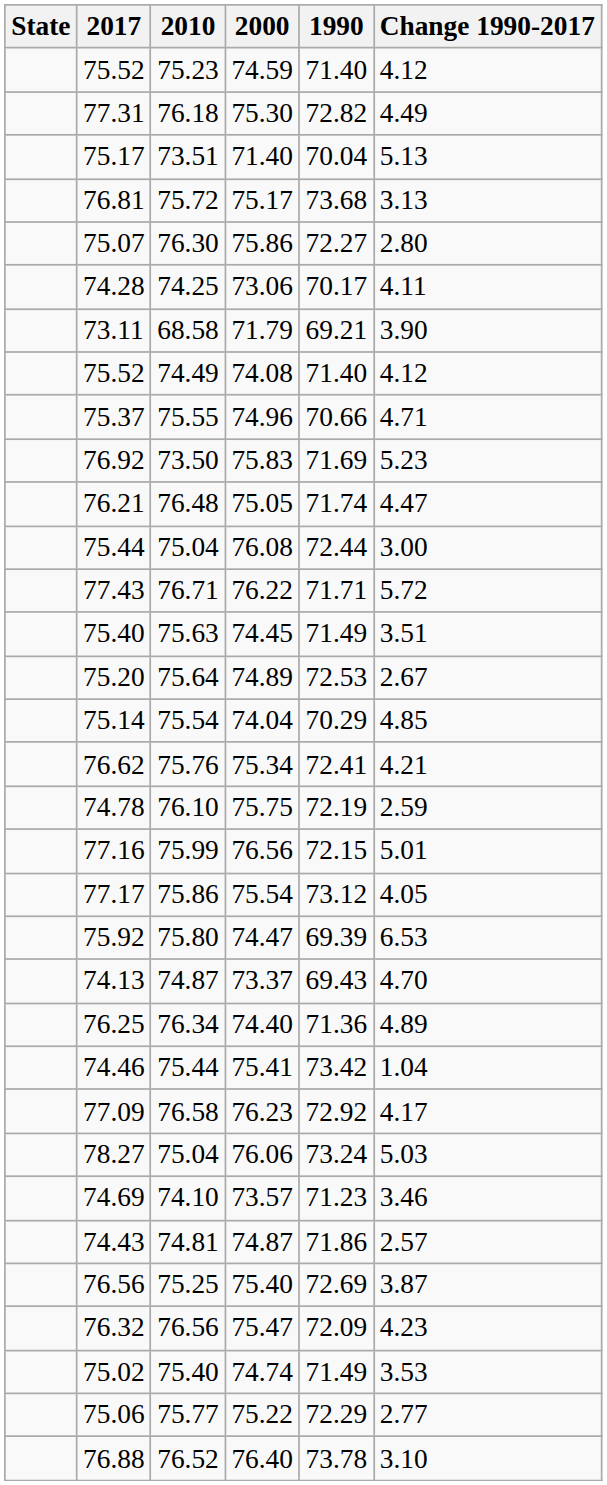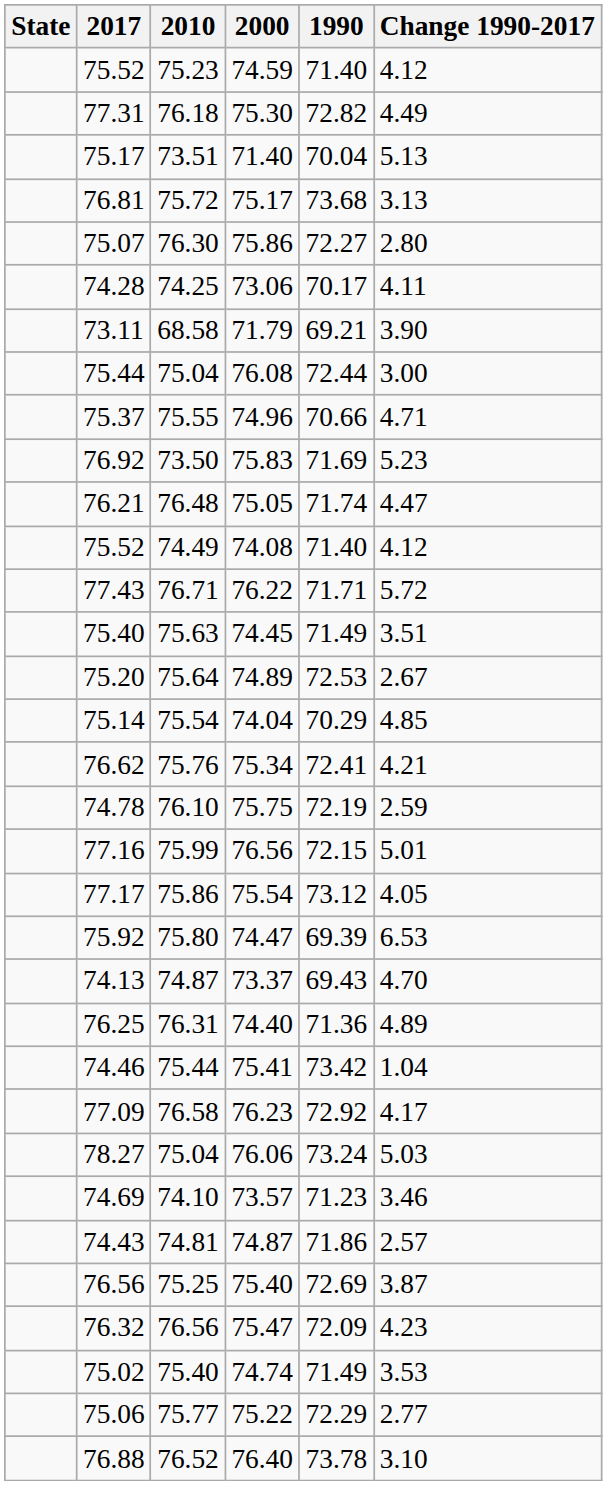rows swapped: (262, 373) <-> (262, 546)
(188, 1024) 76.34 -> (188, 1024) 76.31
